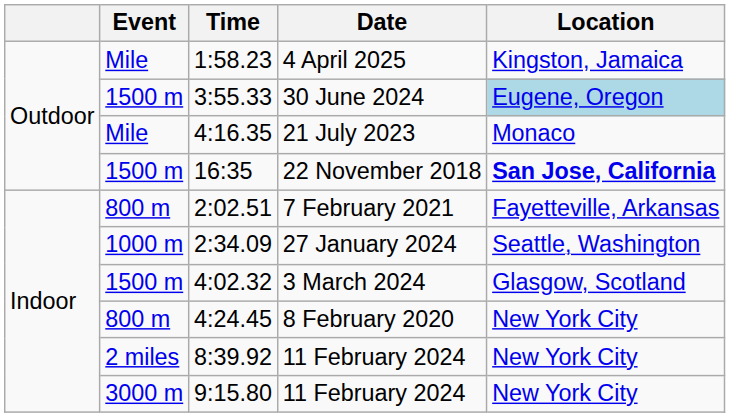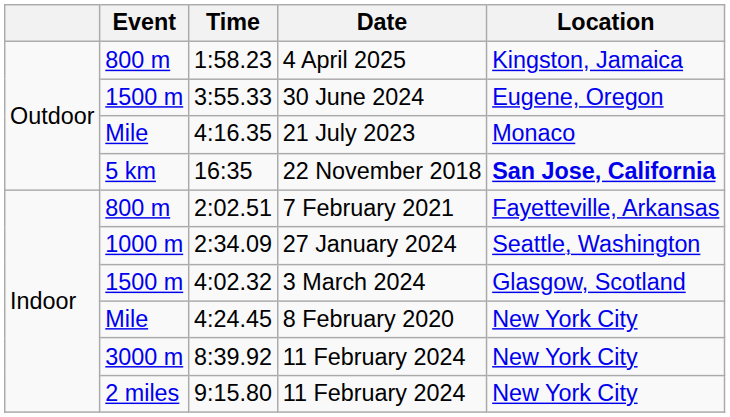(127, 60) Mile -> (138, 60) 800 m
(578, 97) lightblue background -> (578, 97) no background
(144, 171) 1500 m -> (131, 171) 5 km
(138, 319) 800 m -> (127, 319) Mile
(142, 356) 2 miles -> (144, 356) 3000 m
(144, 393) 3000 m -> (142, 393) 2 miles
